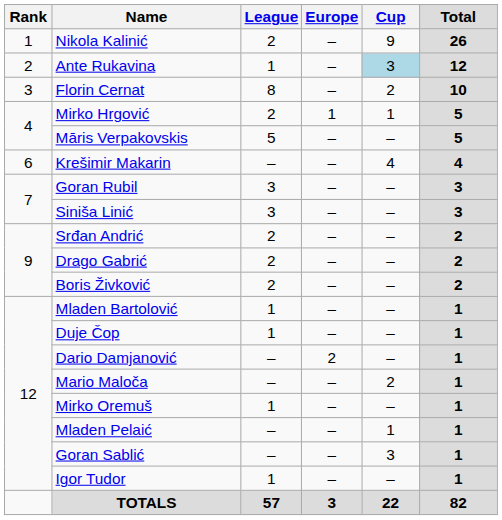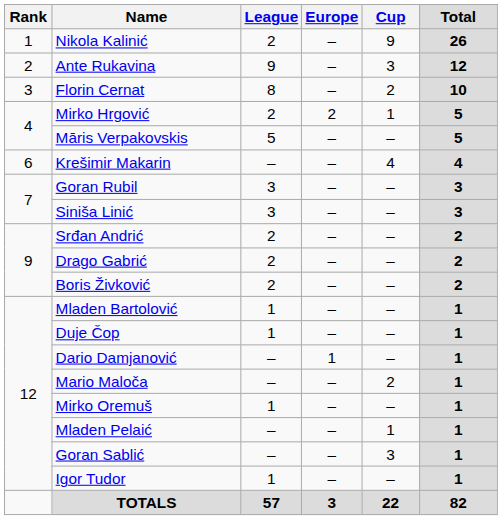(271, 65) 1 -> (271, 65) 9
(391, 65) lightblue background -> (391, 65) no background
(332, 114) 1 -> (332, 114) 2
(332, 357) 2 -> (332, 357) 1
